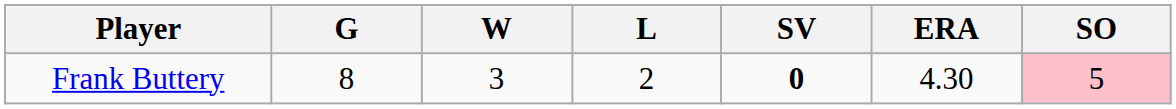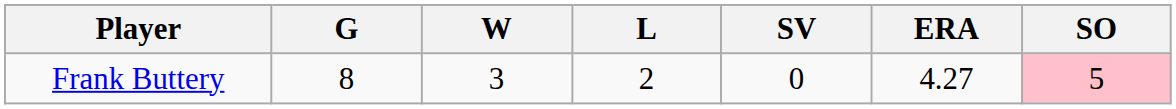(796, 77) bold -> (796, 77) normal
(946, 77) 4.30 -> (946, 77) 4.27
